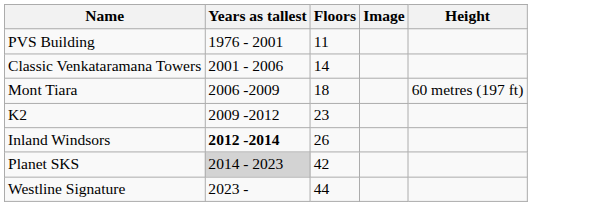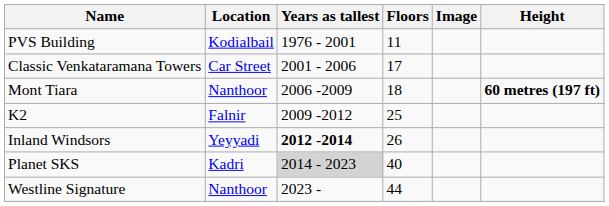+ column: (241, 16)
(322, 66) 14 -> (394, 66) 17
(468, 90) normal -> (542, 90) bold
(322, 115) 23 -> (394, 115) 25
(322, 164) 42 -> (394, 164) 40
